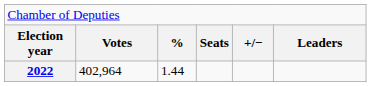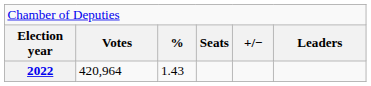(100, 71) 402,964 -> (100, 71) 420,964
(172, 71) 1.44 -> (172, 71) 1.43
